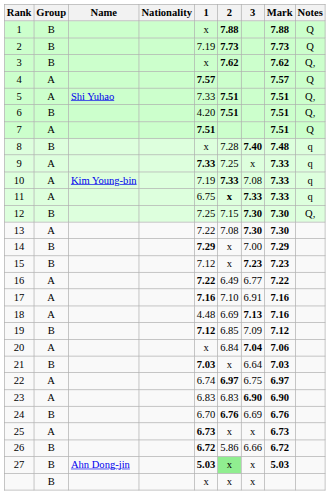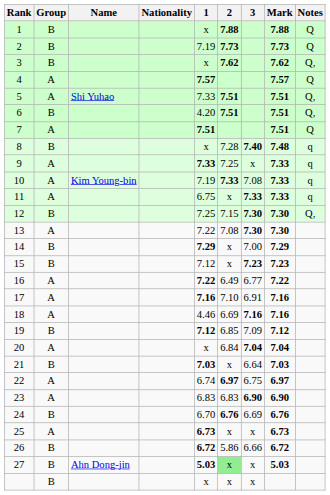(229, 197) bold -> (229, 197) normal
(206, 314) 4.48 -> (206, 314) 4.46
(253, 314) 7.13 -> (253, 314) 7.16
(280, 347) 7.06 -> (280, 347) 7.04
